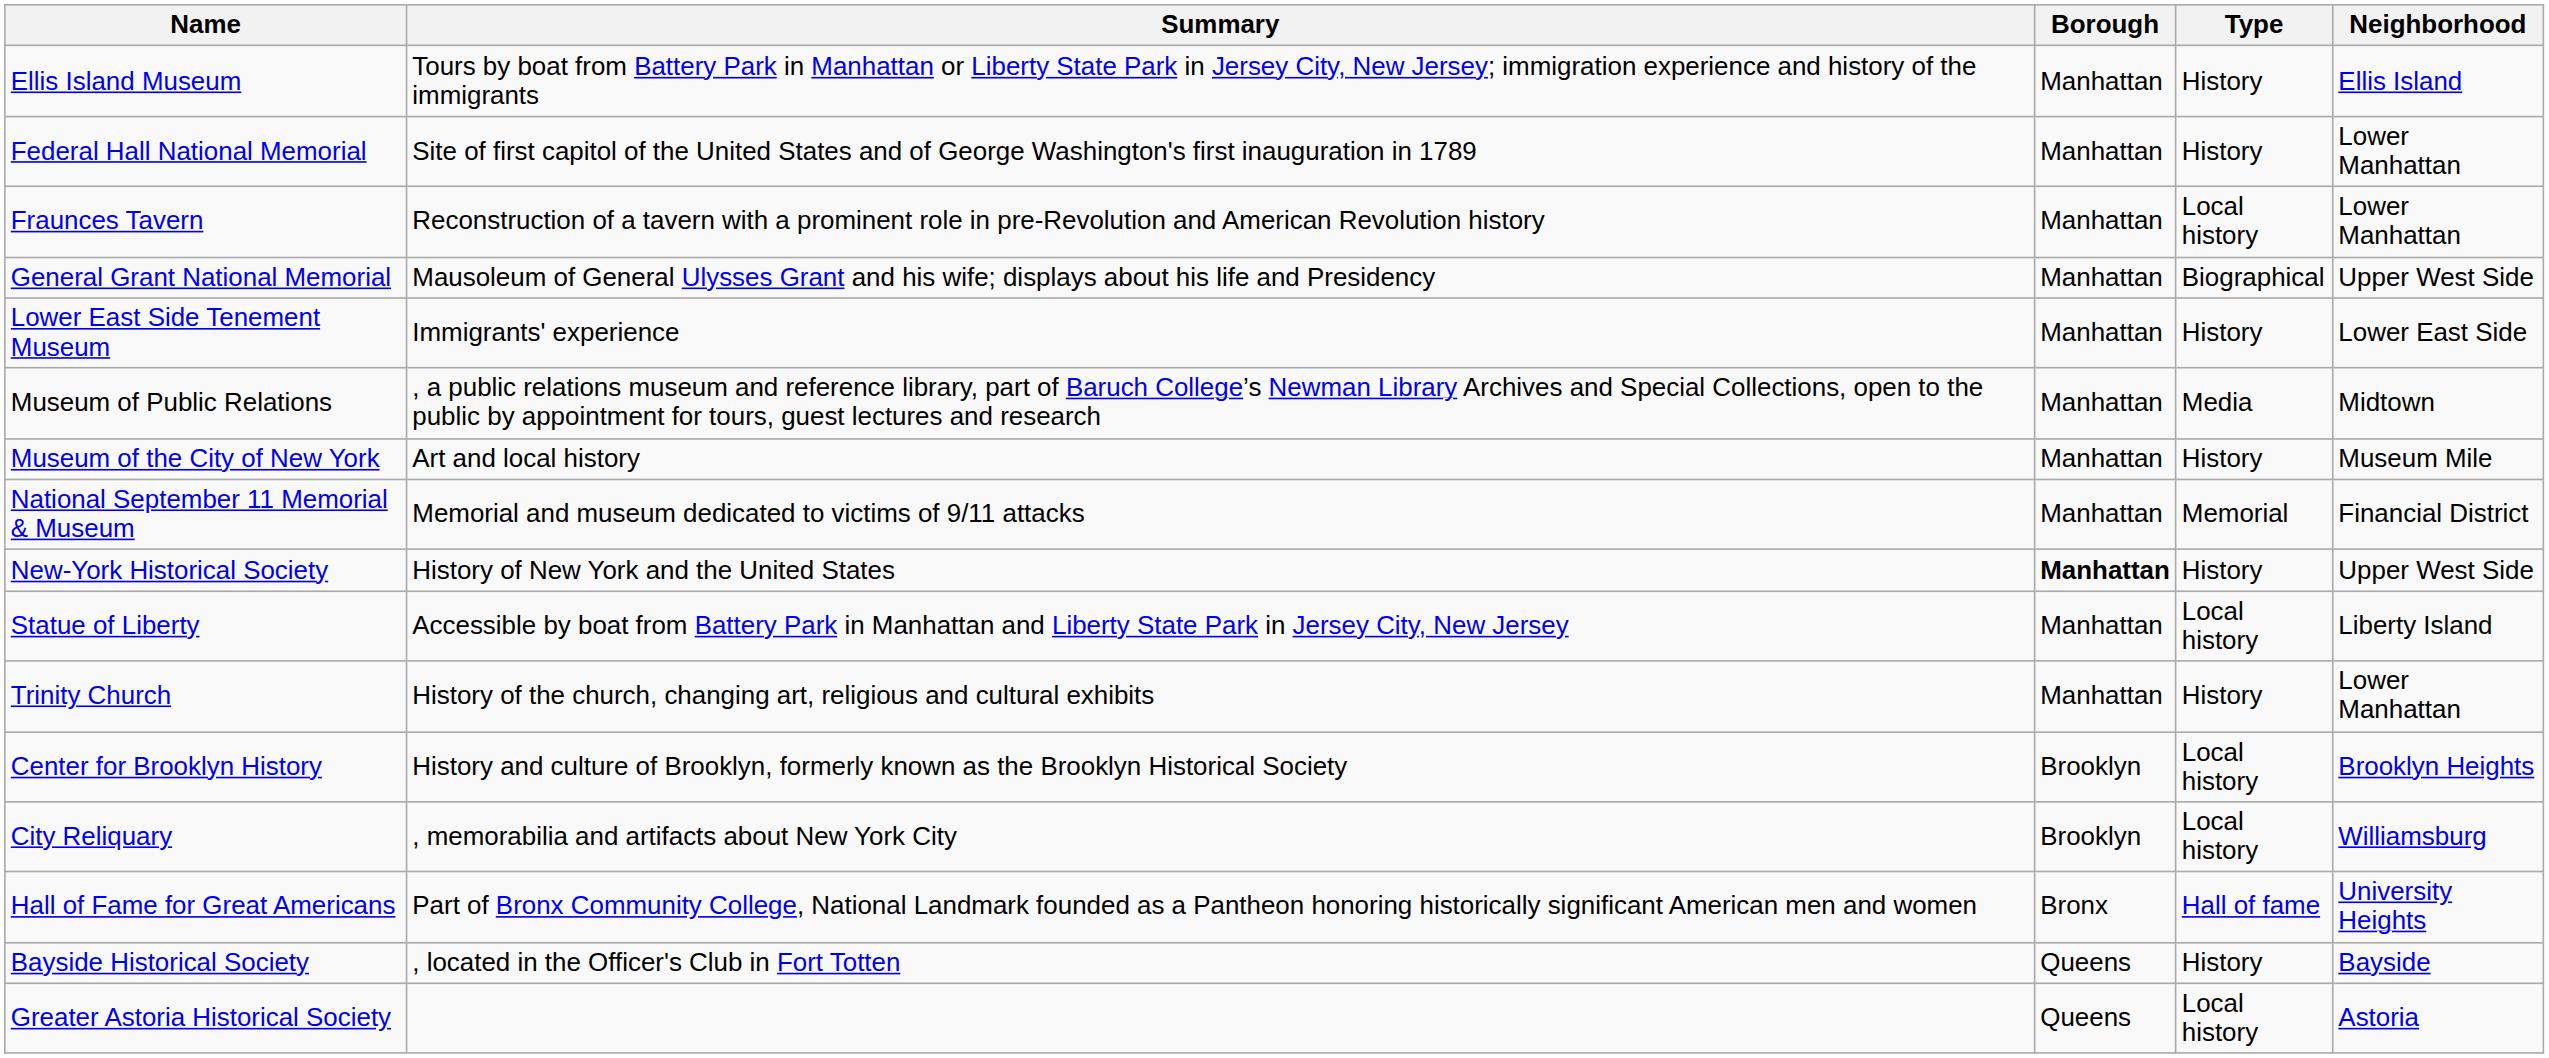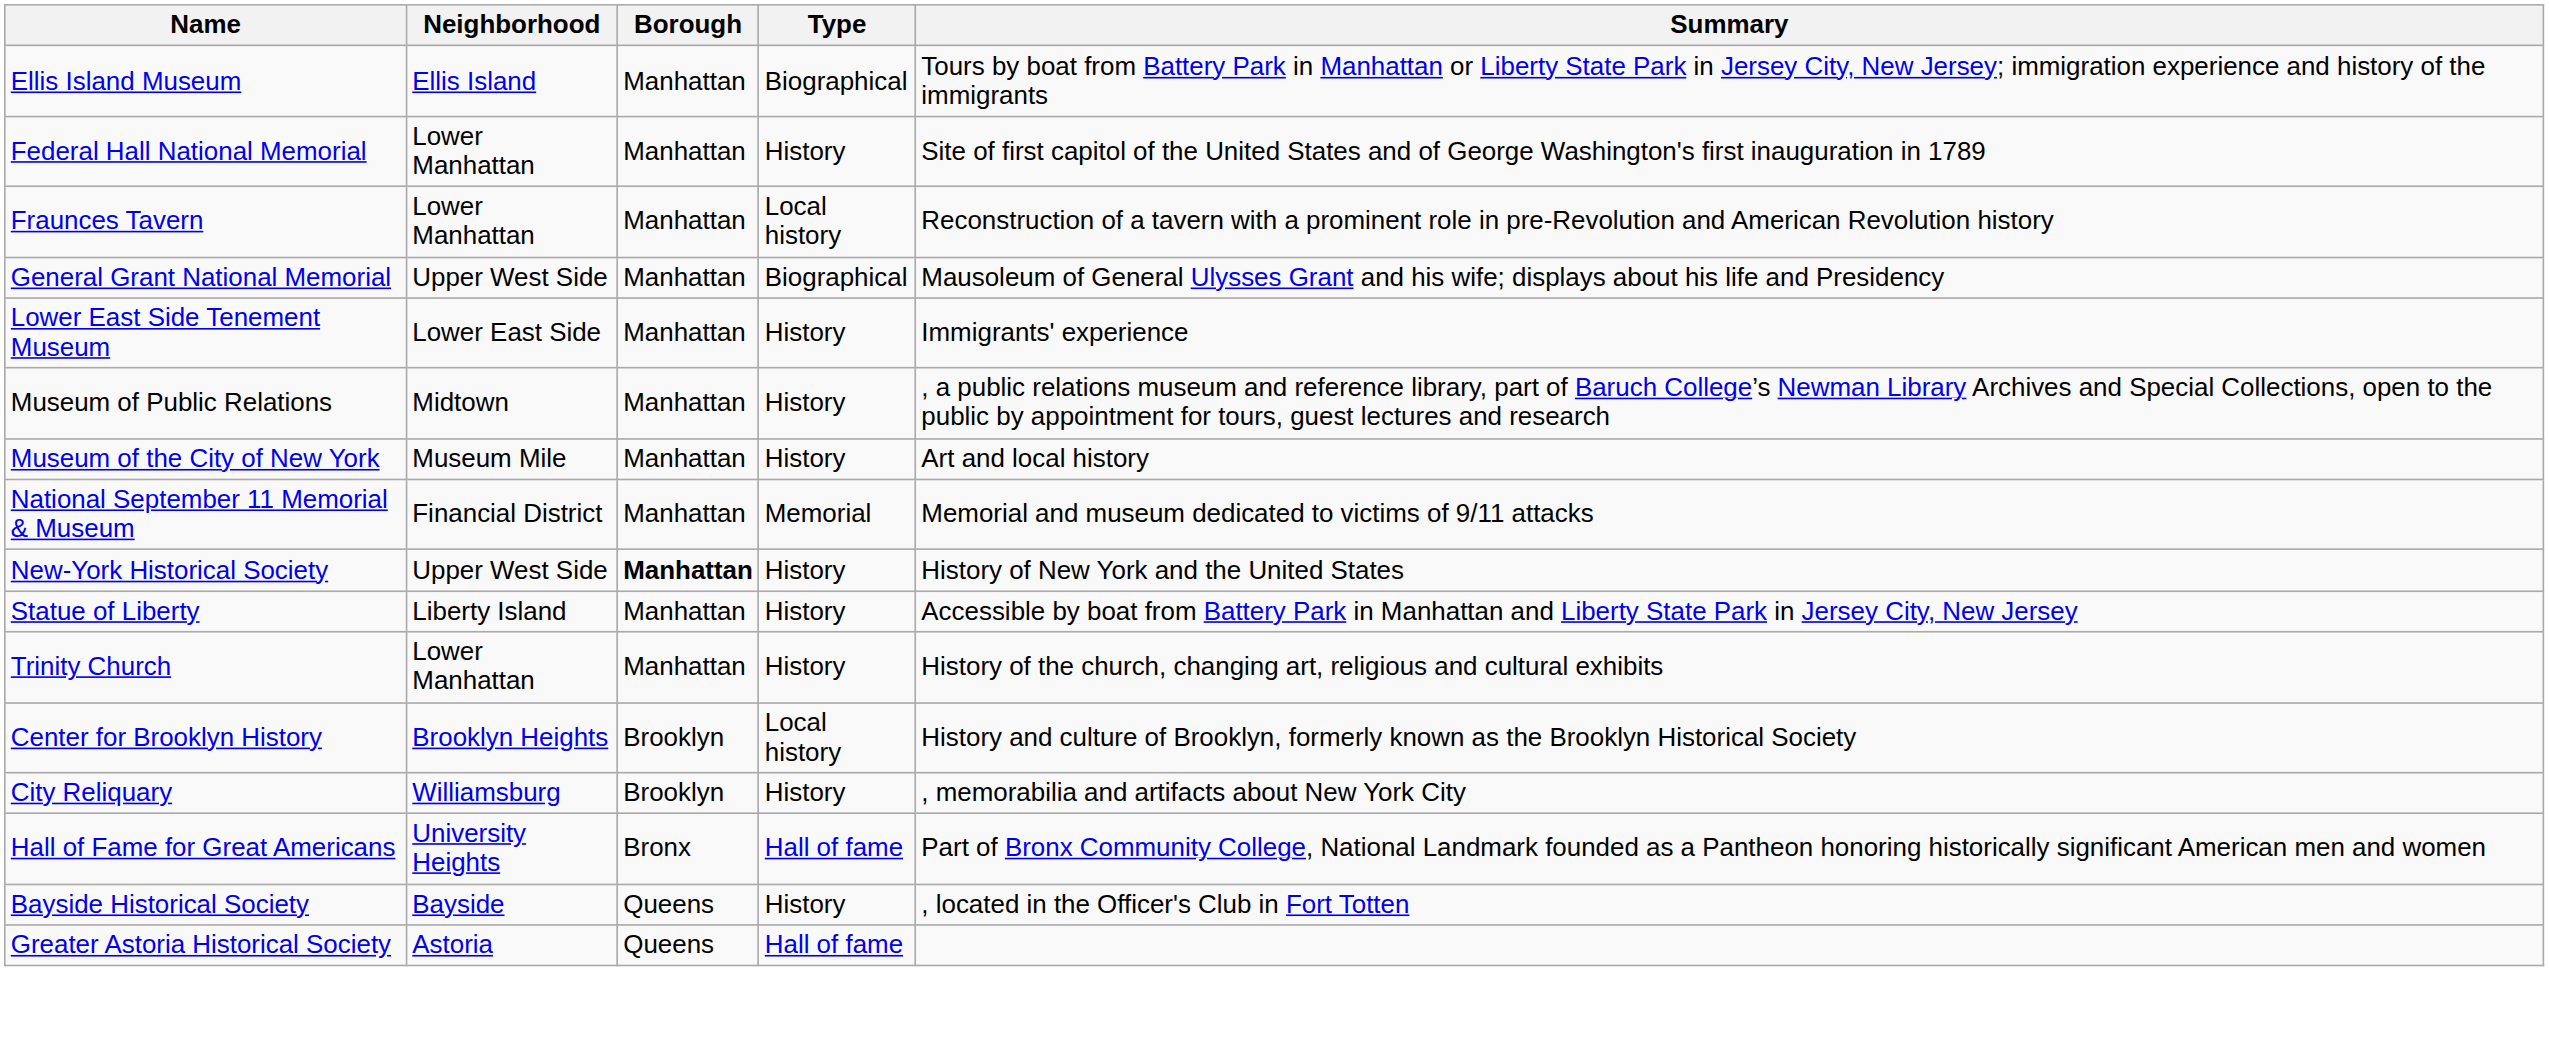columns swapped: (2438, 25) <-> (1220, 25)
(2222, 80) History -> (836, 80) Biographical
(2217, 402) Media -> (805, 402) History
(2220, 625) Local history -> (805, 611) History
(2220, 836) Local history -> (805, 792) History
(2220, 1018) Local history -> (834, 945) Hall of fame
